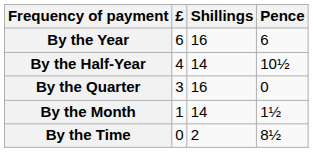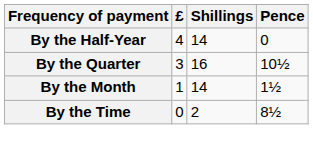- row: (88, 40)
(275, 64) 10½ -> (264, 40) 0
(264, 87) 0 -> (275, 64) 10½
